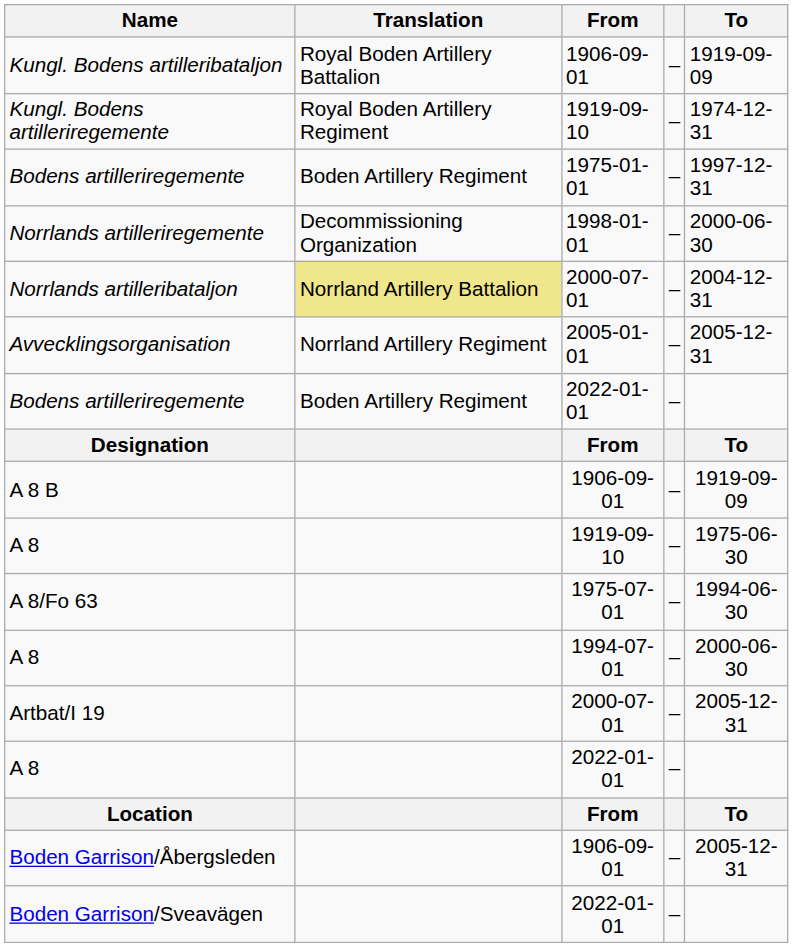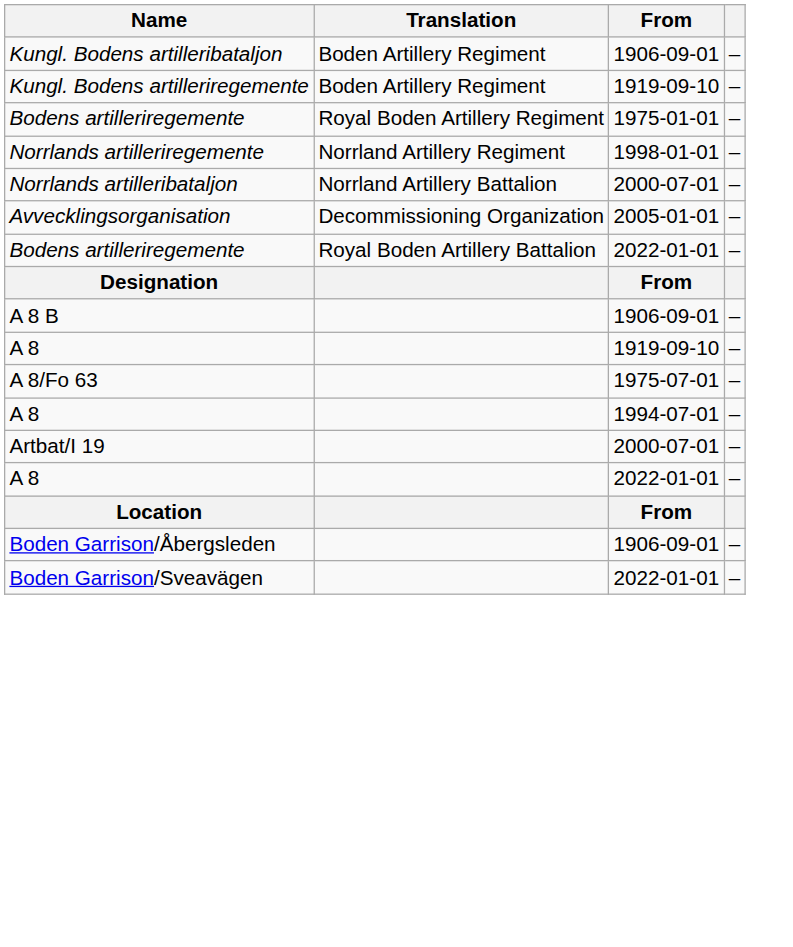- column: (736, 20)
(396, 65) Royal Boden Artillery Battalion -> (432, 53) Boden Artillery Regiment
(396, 121) Royal Boden Artillery Regiment -> (432, 86) Boden Artillery Regiment
(413, 177) Boden Artillery Regiment -> (461, 119) Royal Boden Artillery Regiment
(381, 233) Decommissioning Organization -> (442, 151) Norrland Artillery Regiment
(419, 289) khaki background -> (438, 184) no background
(423, 344) Norrland Artillery Regiment -> (461, 217) Decommissioning Organization
(413, 400) Boden Artillery Regiment -> (457, 250) Royal Boden Artillery Battalion
